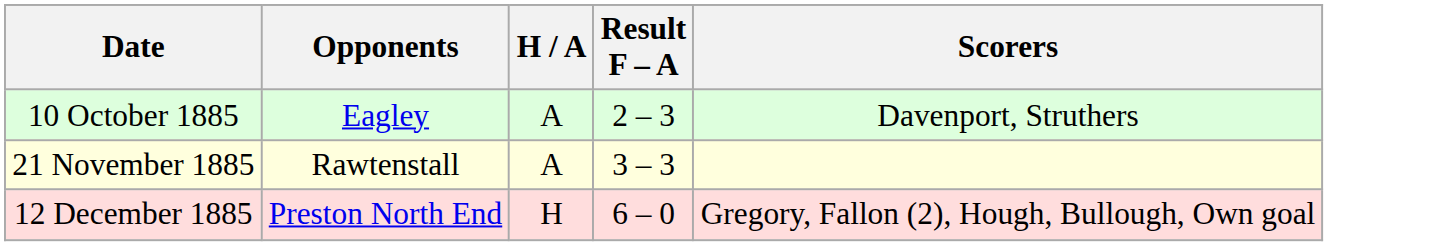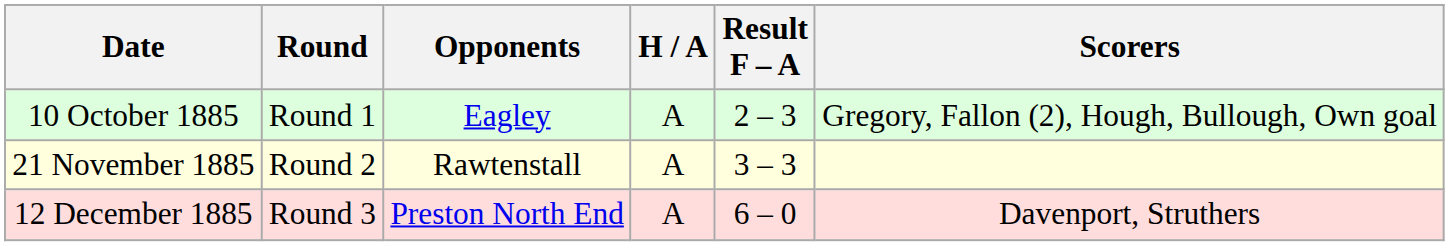+ column: (322, 47)
(1008, 114) Davenport, Struthers -> (1130, 114) Gregory, Fallon (2), Hough, Bullough, Own goal
(552, 213) H -> (673, 213) A
(1008, 213) Gregory, Fallon (2), Hough, Bullough, Own goal -> (1130, 213) Davenport, Struthers
